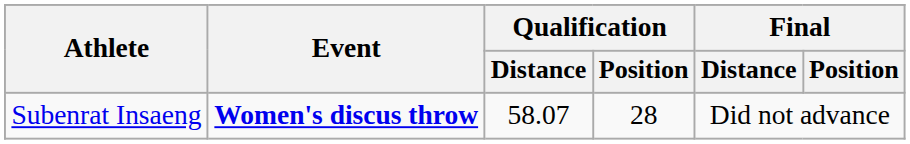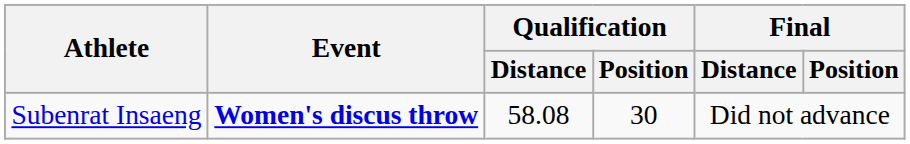(539, 115) 58.07 -> (539, 115) 58.08
(644, 115) 28 -> (644, 115) 30
